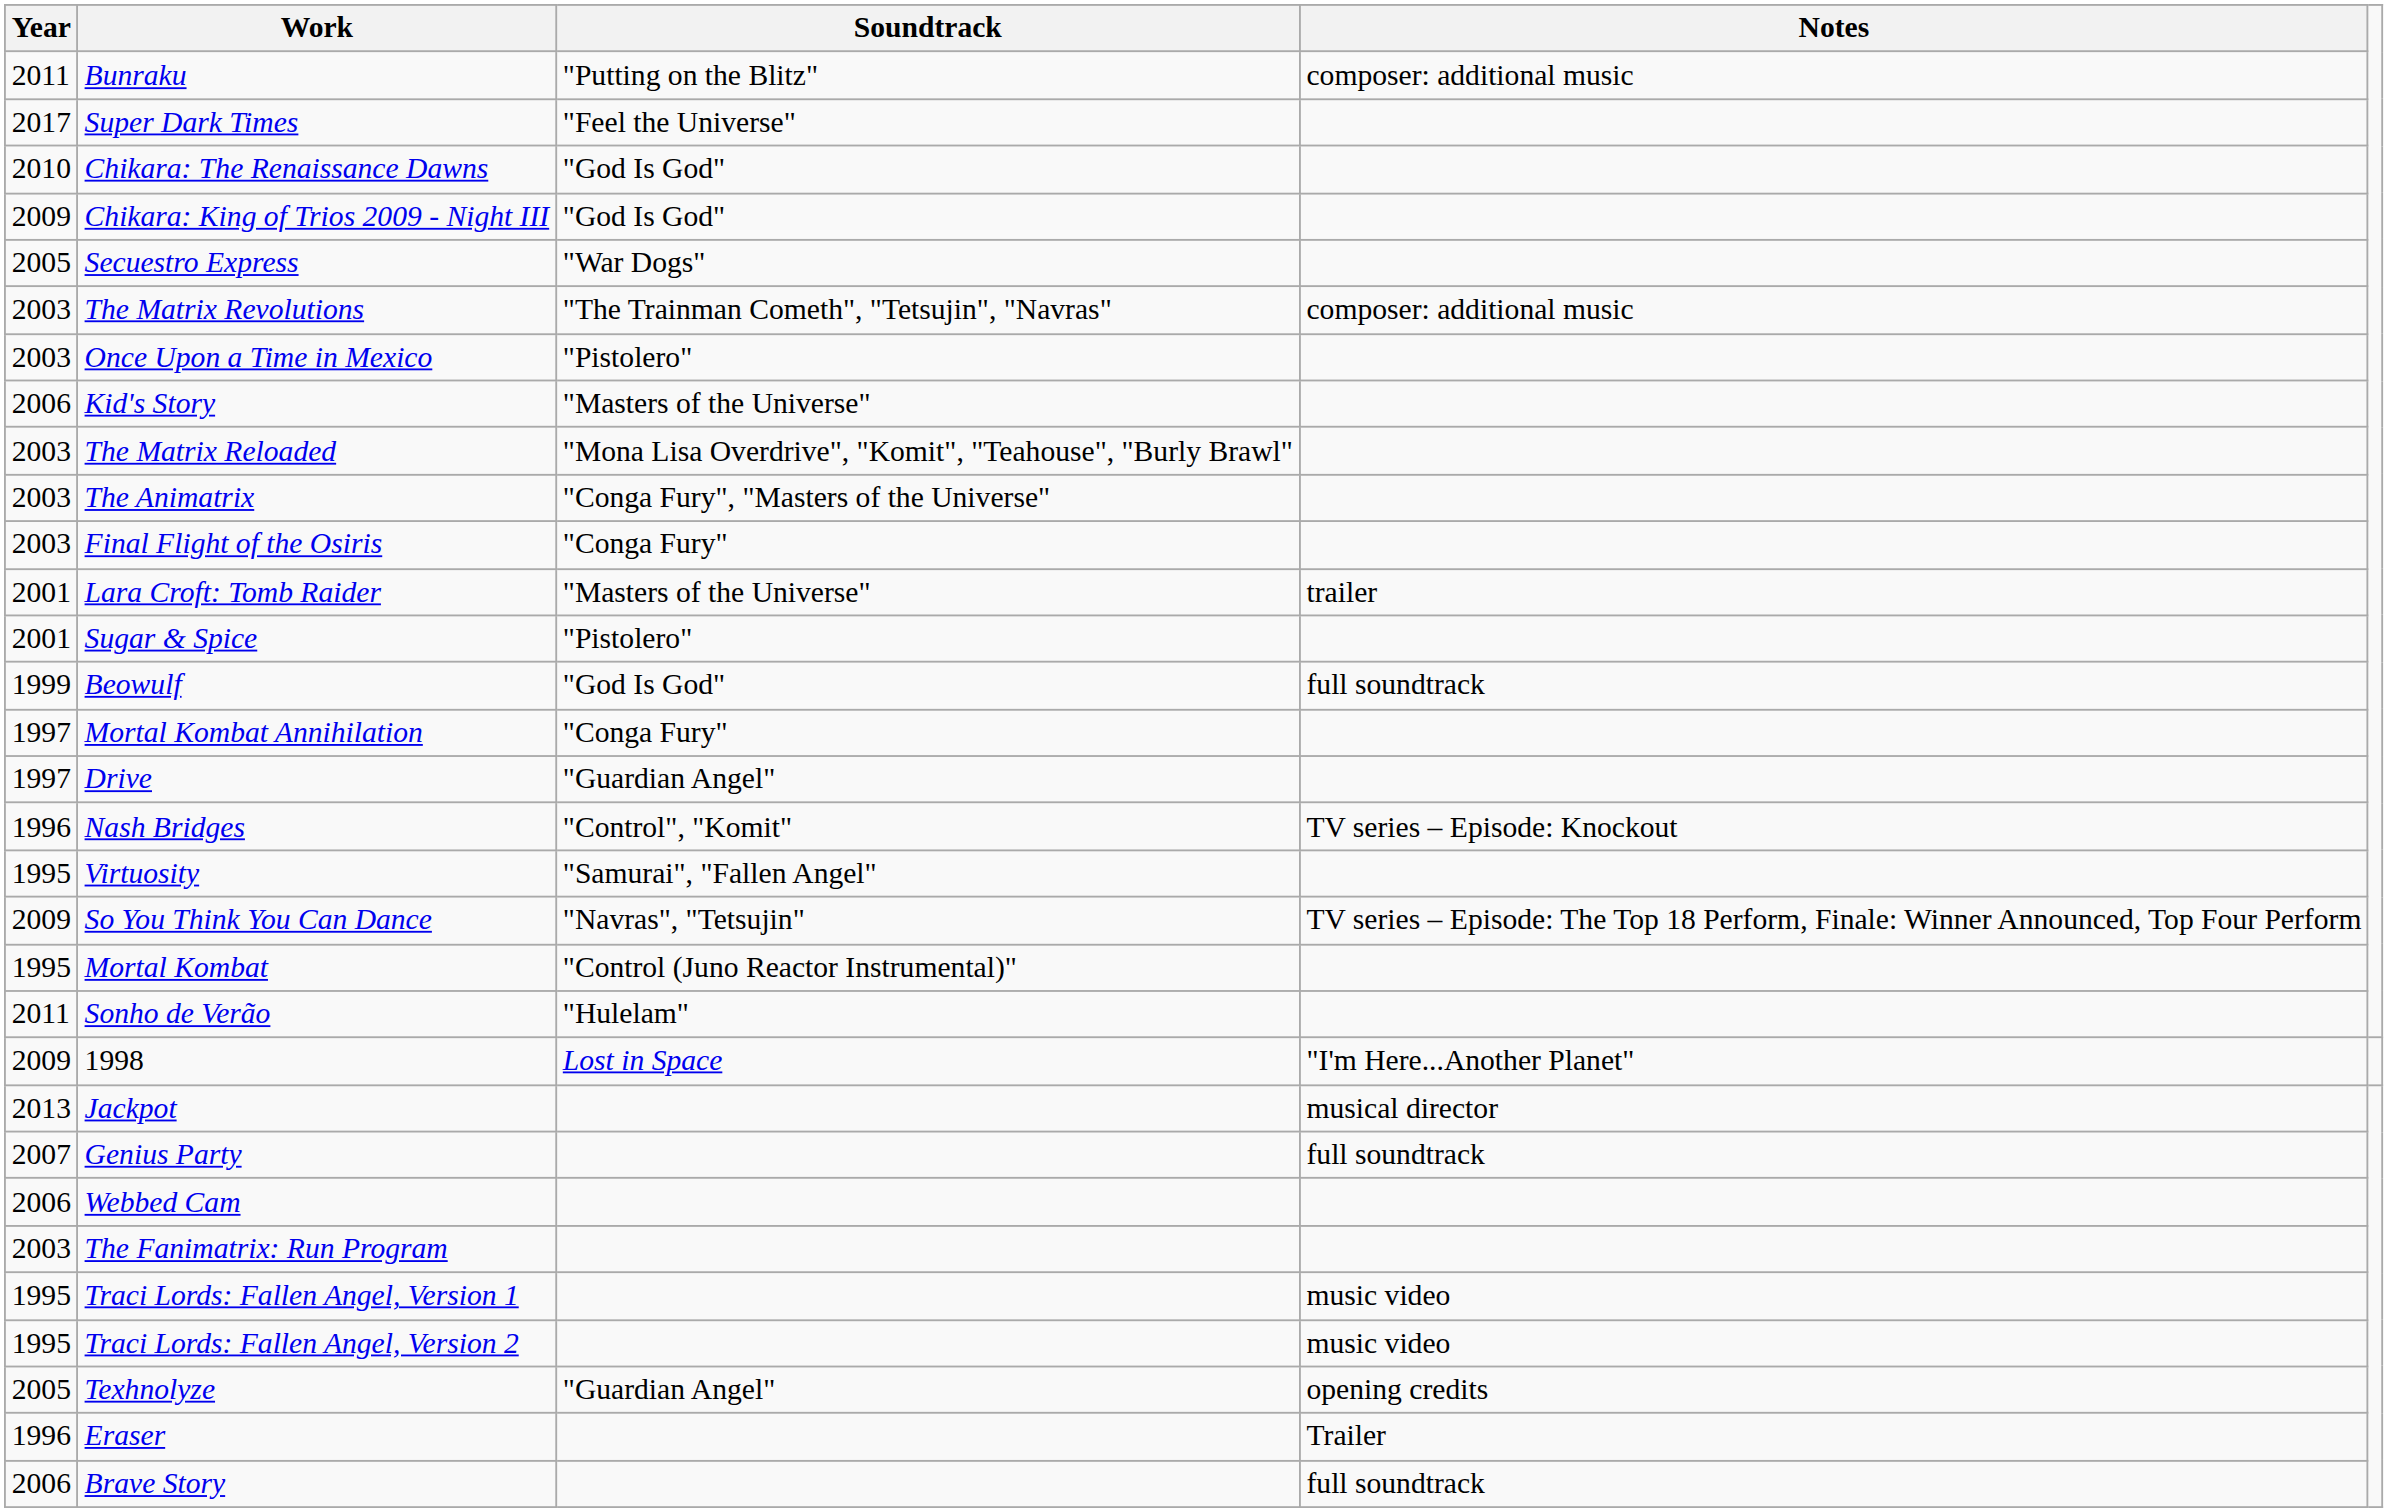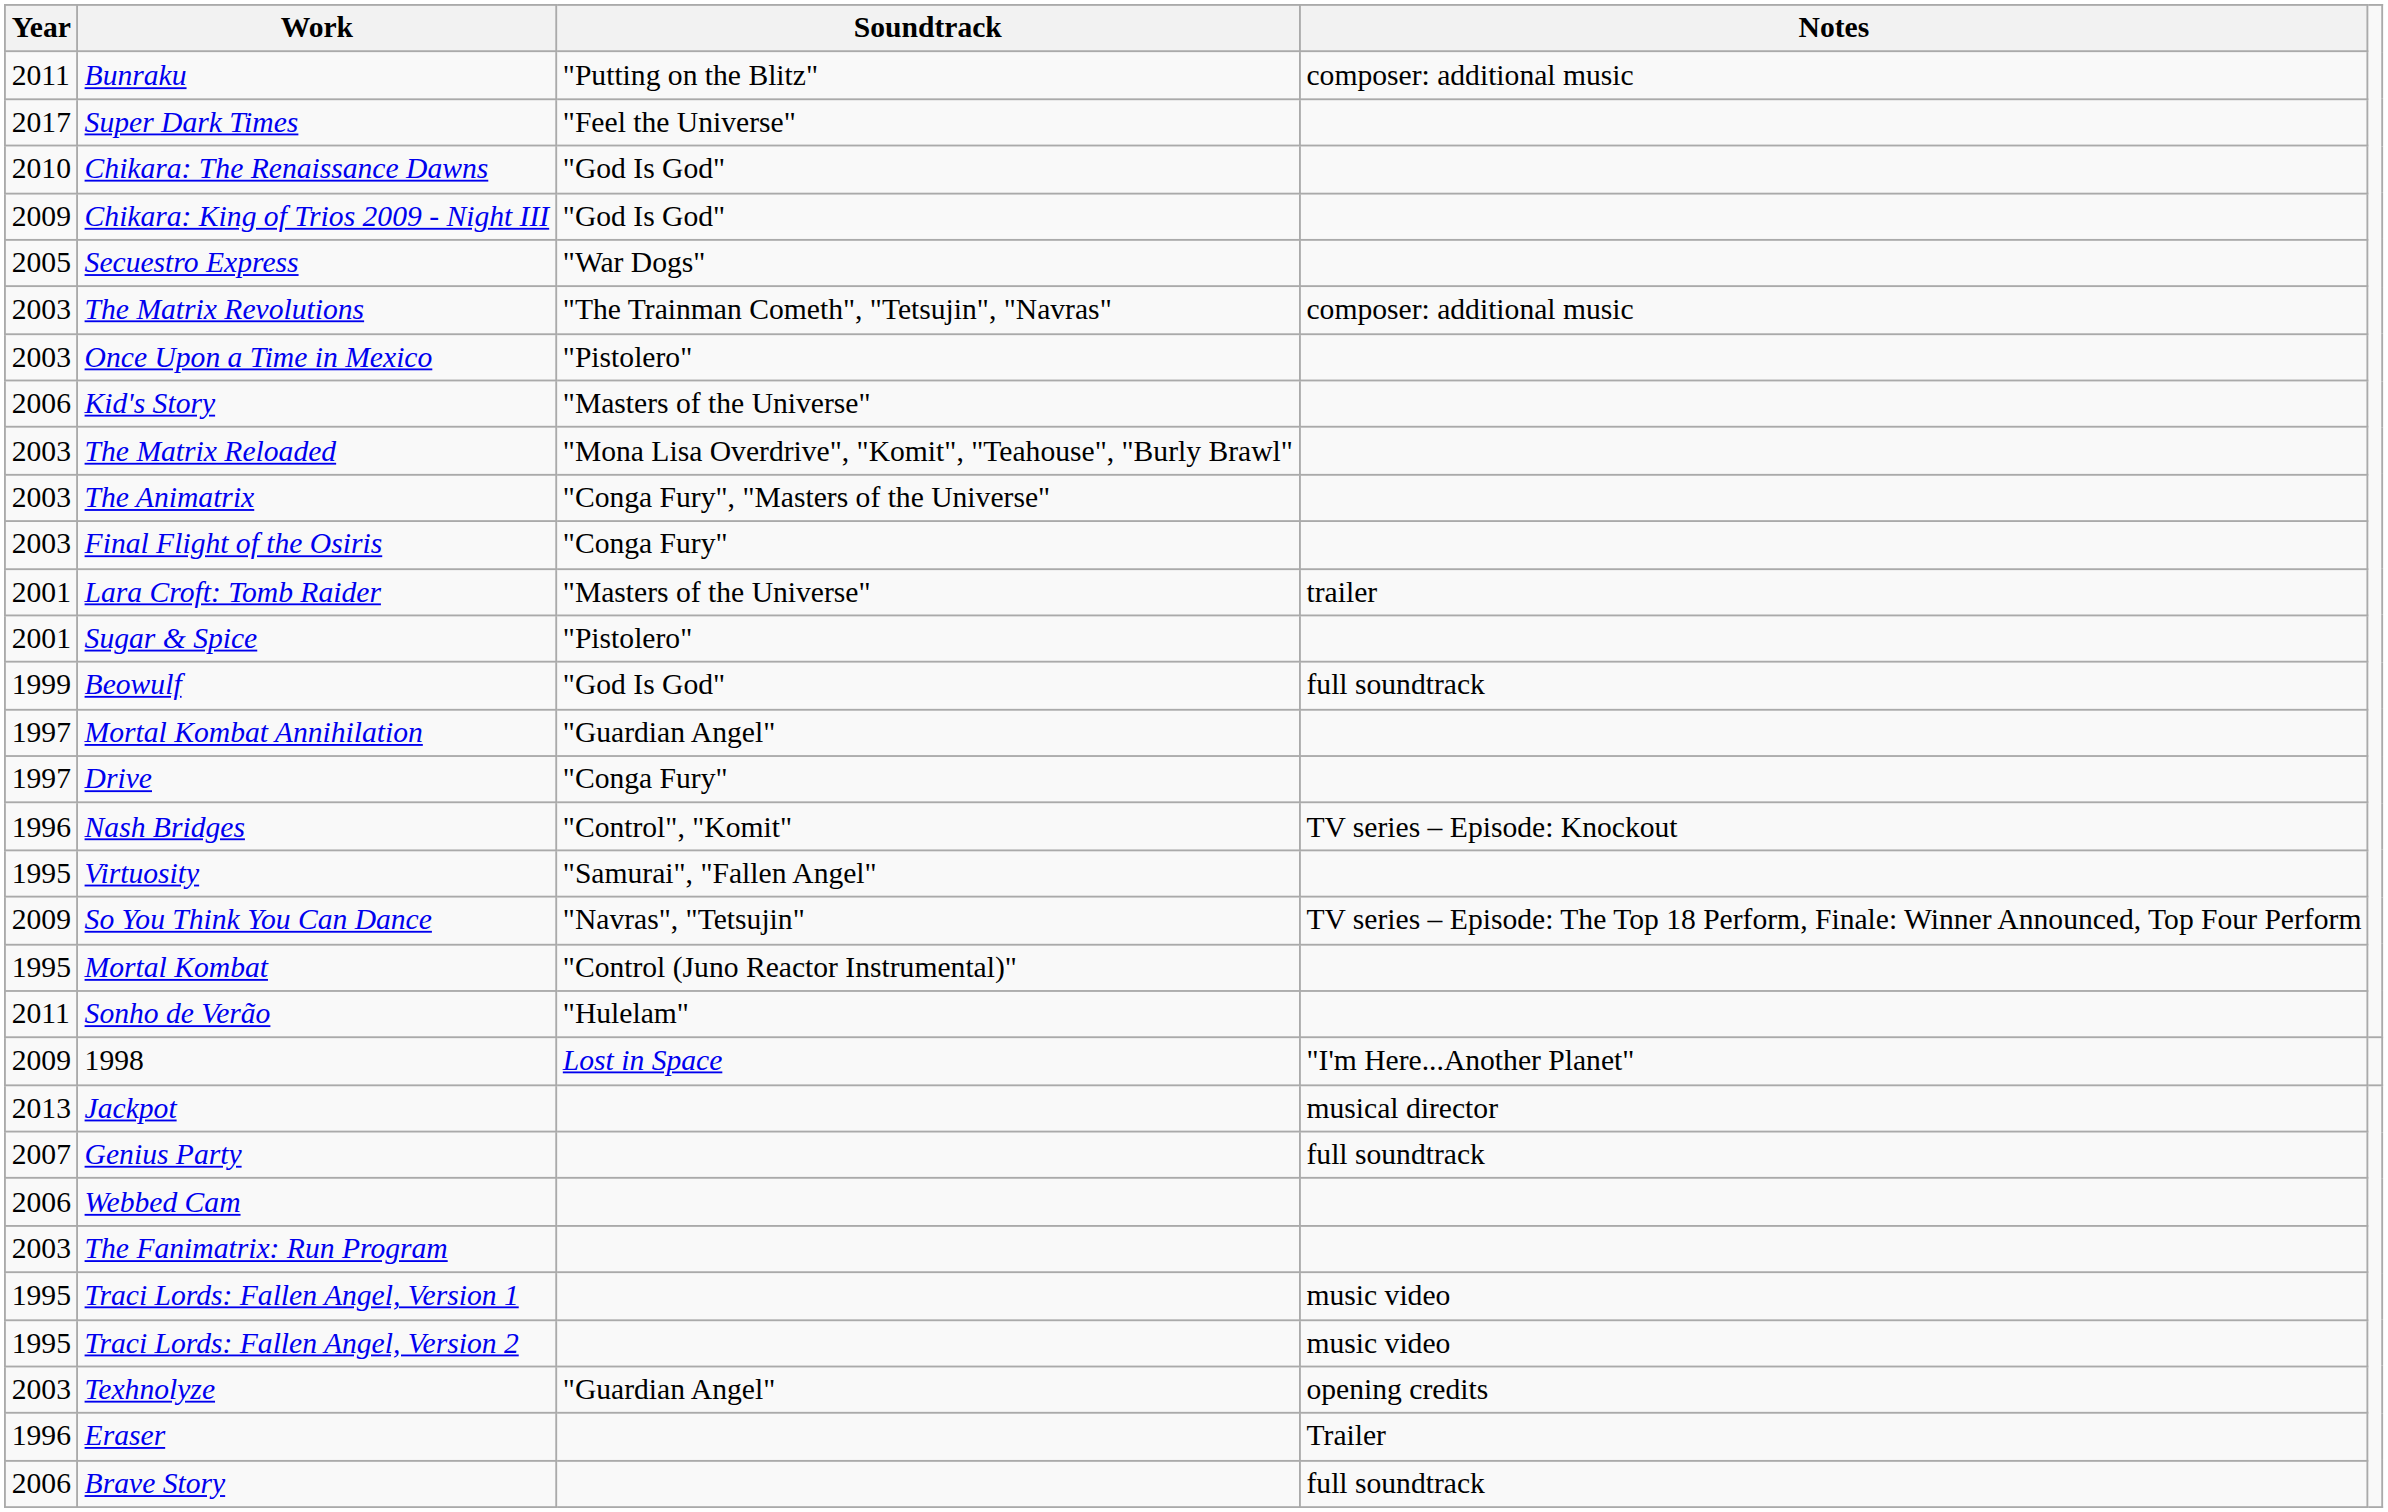(645, 732) "Conga Fury" -> (669, 732) "Guardian Angel"
(669, 779) "Guardian Angel" -> (645, 779) "Conga Fury"
(41, 1389) 2005 -> (41, 1389) 2003
